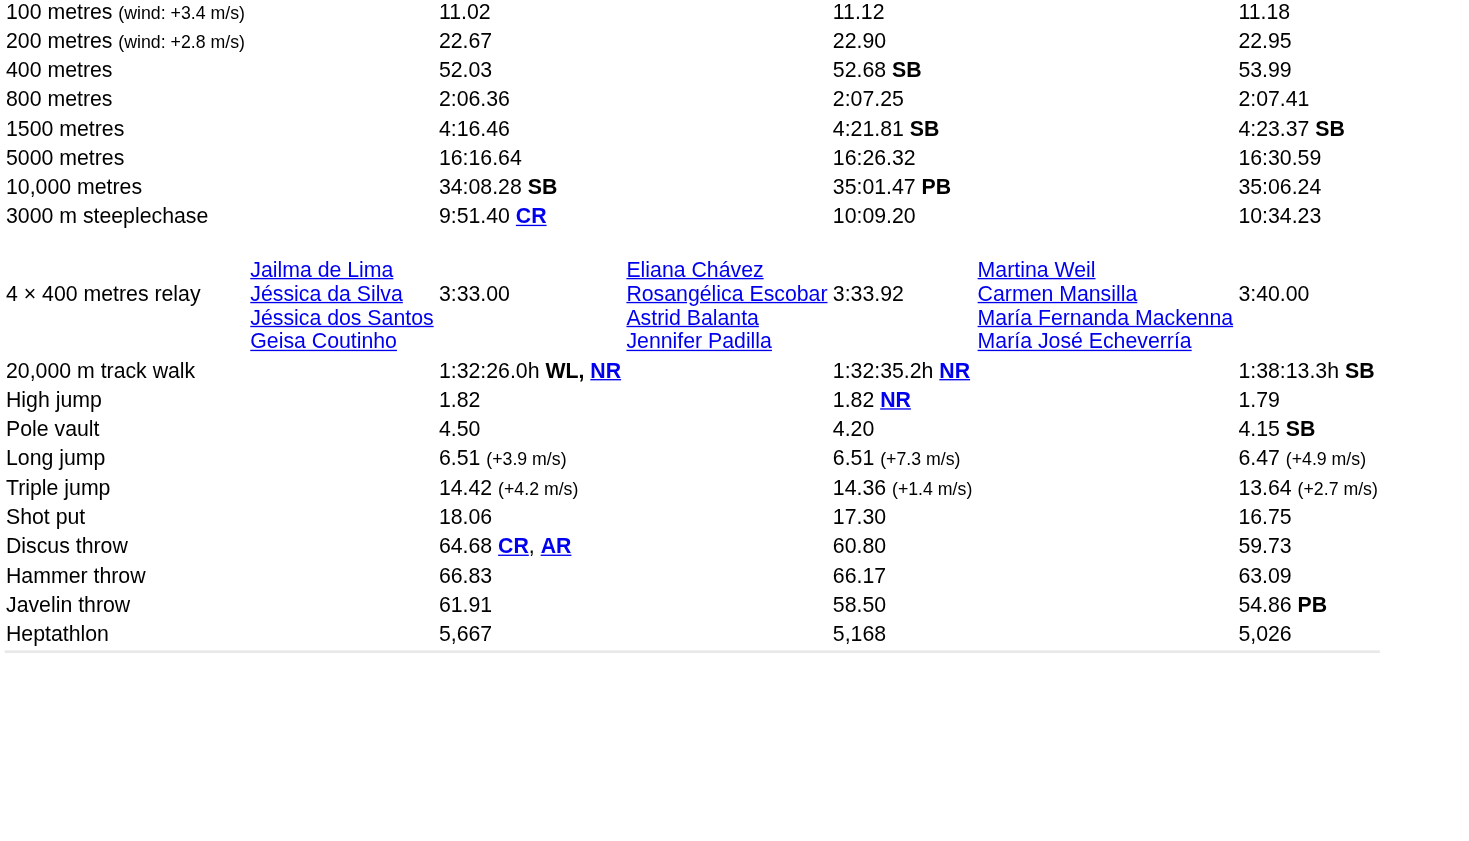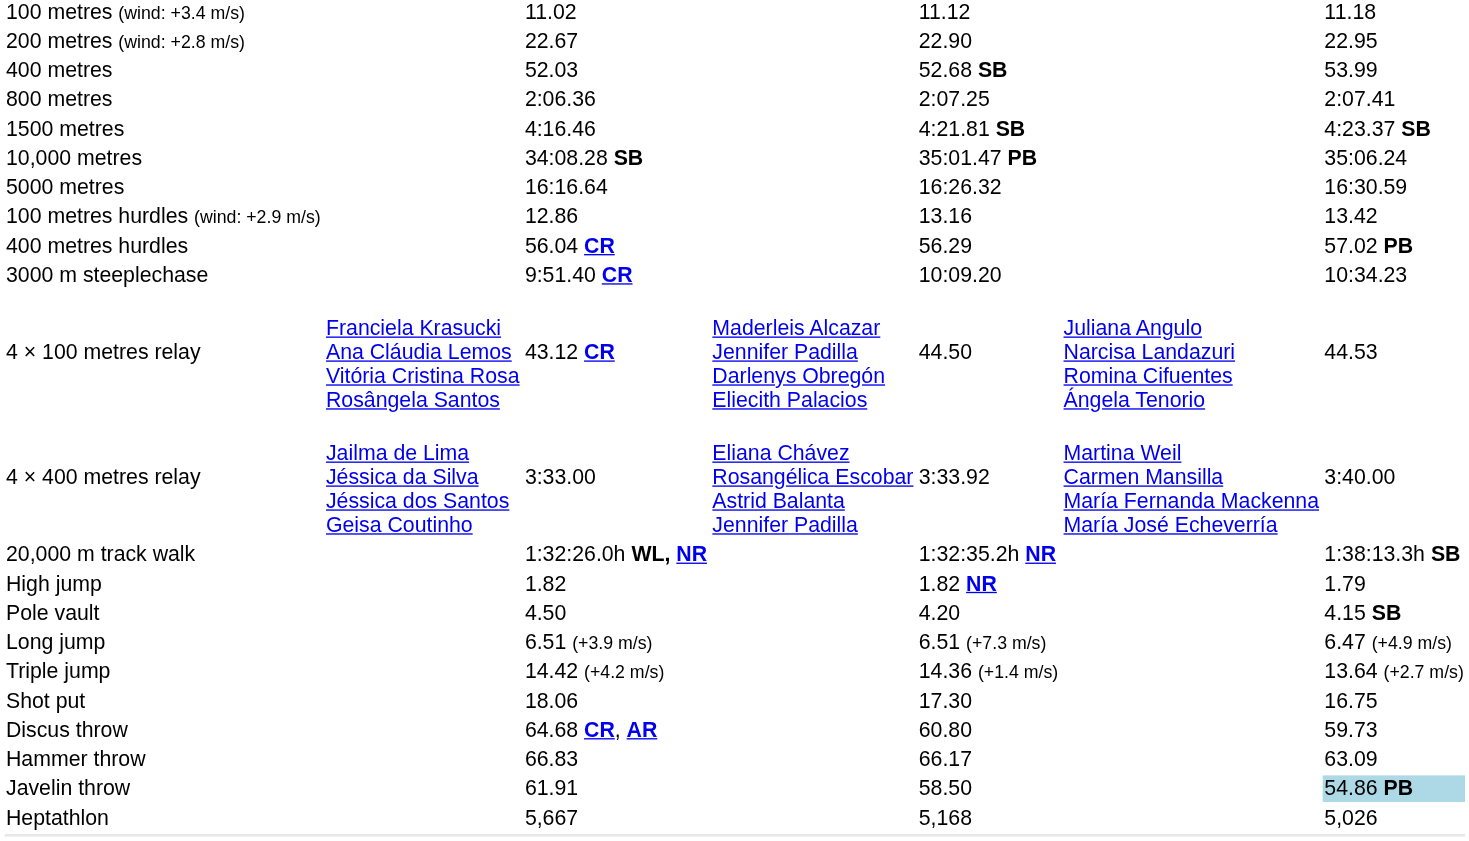rows swapped: (65, 158) <-> (74, 187)
+ row: (163, 216)
+ row: (97, 245)
+ row: (103, 352)
(1283, 604) no background -> (1369, 788) lightblue background
